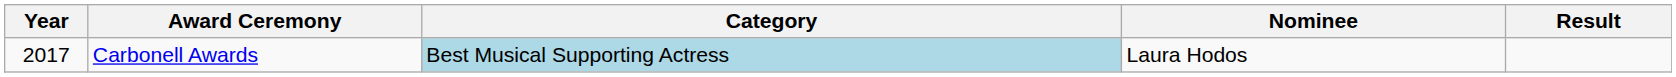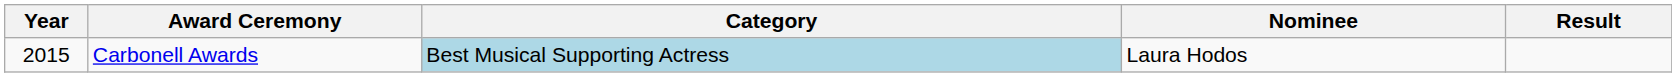(46, 54) 2017 -> (46, 54) 2015
